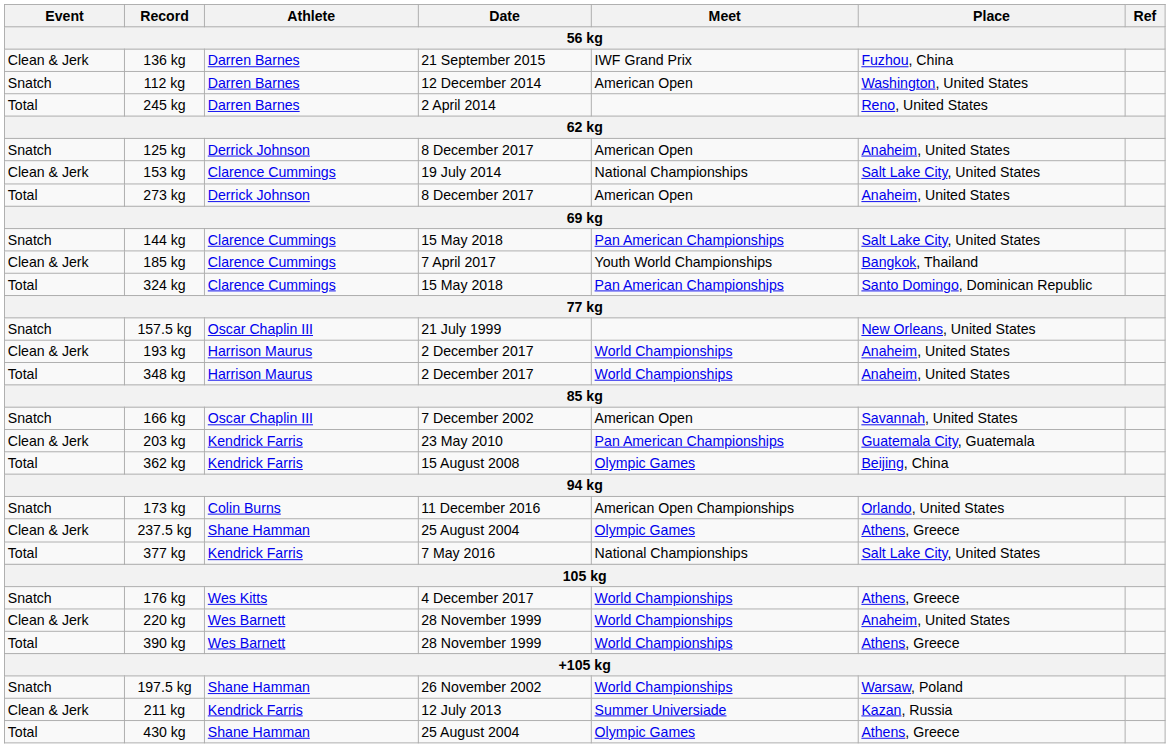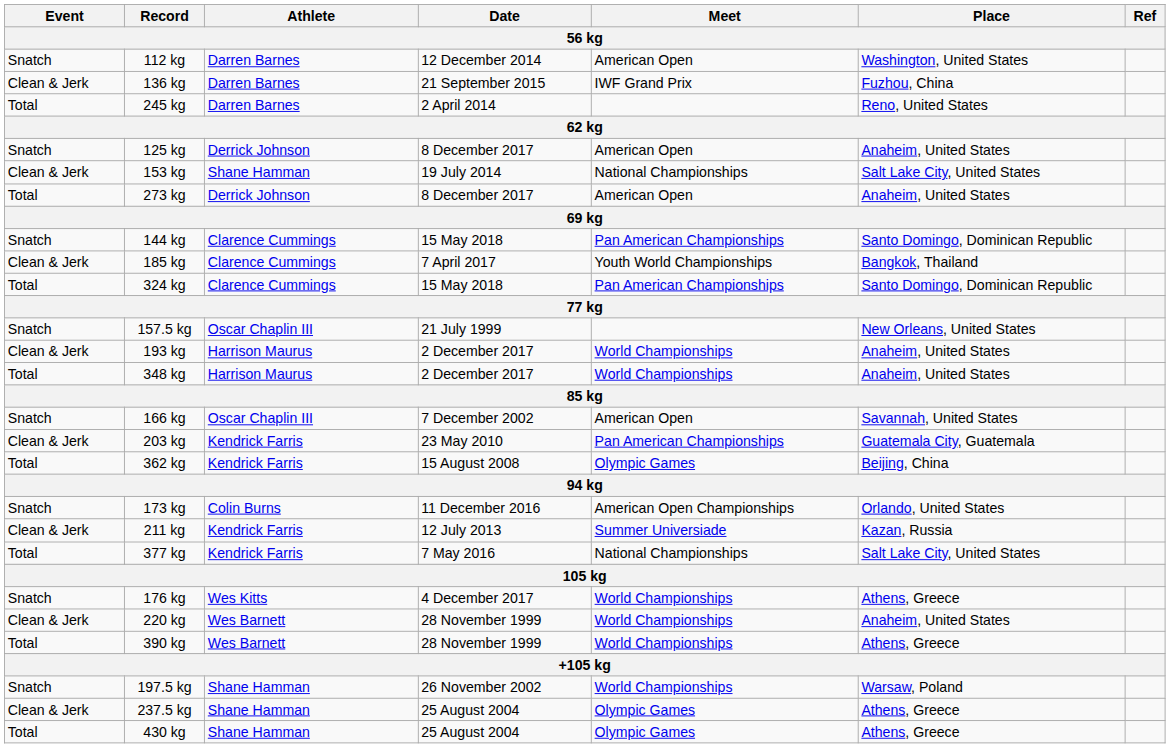rows swapped: (165, 83) <-> (165, 61)
(272, 172) Clarence Cummings -> (259, 172) Shane Hamman
(951, 240) Salt Lake City, United States -> (977, 240) Santo Domingo, Dominican Republic
rows swapped: (165, 710) <-> (165, 531)
